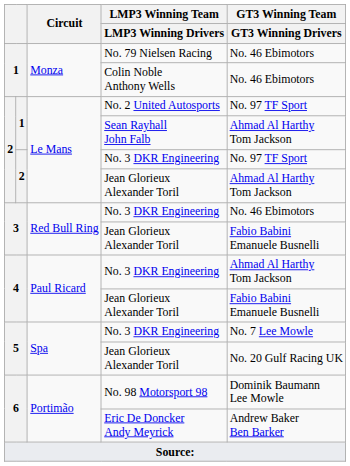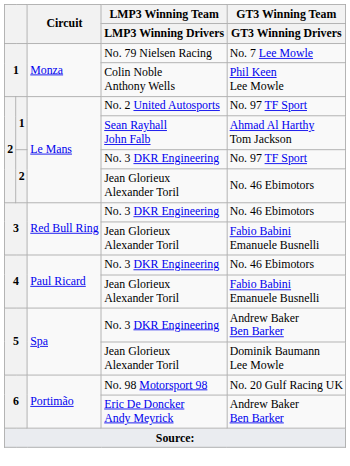(272, 52) No. 46 Ebimotors -> (271, 52) No. 7 Lee Mowle
(272, 79) No. 46 Ebimotors -> (257, 79) Phil Keen Lee Mowle
(272, 185) Ahmad Al Harthy Tom Jackson -> (272, 185) No. 46 Ebimotors
(272, 271) Ahmad Al Harthy Tom Jackson -> (272, 264) No. 46 Ebimotors
(271, 331) No. 7 Lee Mowle -> (264, 324) Andrew Baker Ben Barker
(286, 358) No. 20 Gulf Racing UK -> (275, 358) Dominik Baumann Lee Mowle
(275, 391) Dominik Baumann Lee Mowle -> (286, 384) No. 20 Gulf Racing UK
